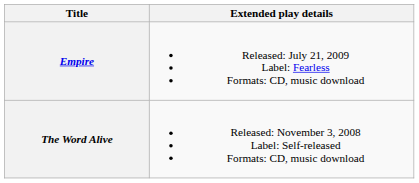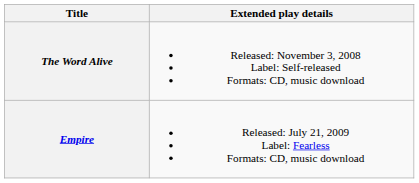rows swapped: (77, 139) <-> (77, 61)
